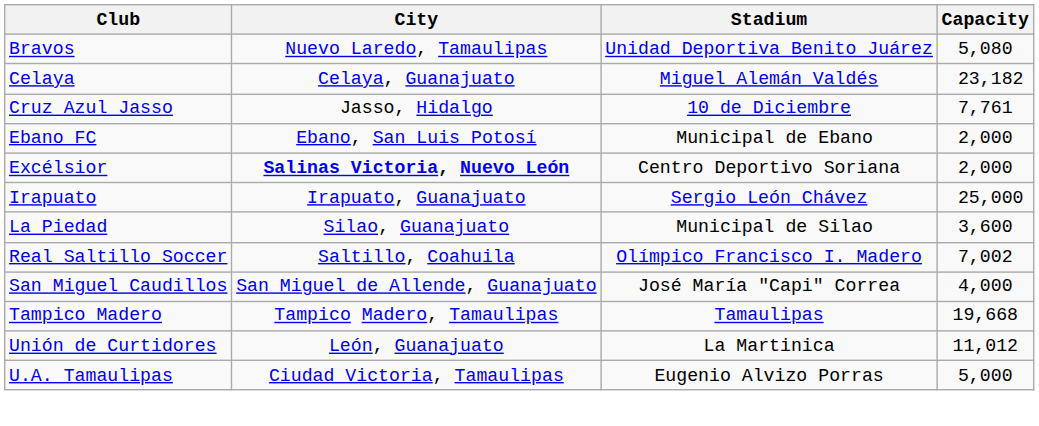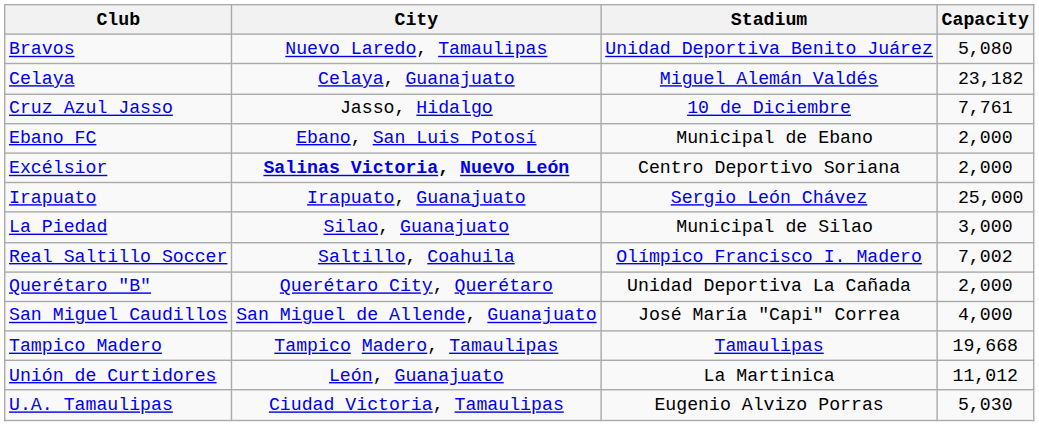(985, 227) 3,600 -> (985, 227) 3,000
+ row: (80, 286)
(985, 375) 5,000 -> (985, 405) 5,030
